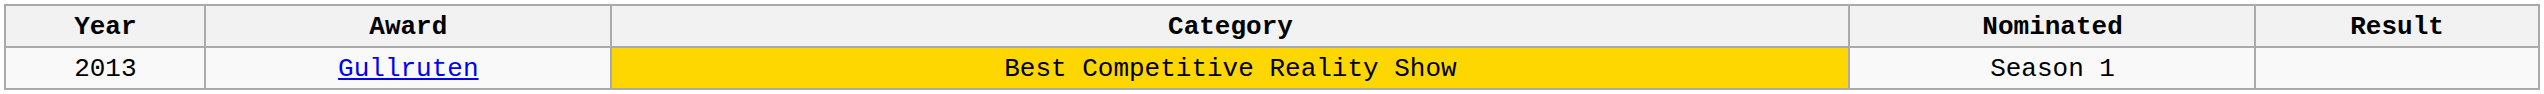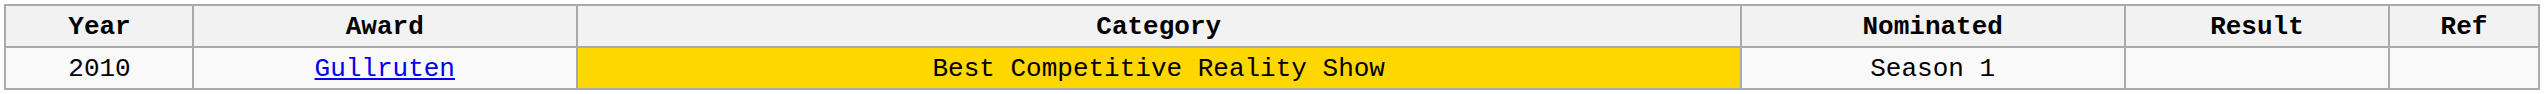+ column: (2464, 26)
(105, 69) 2013 -> (100, 69) 2010
